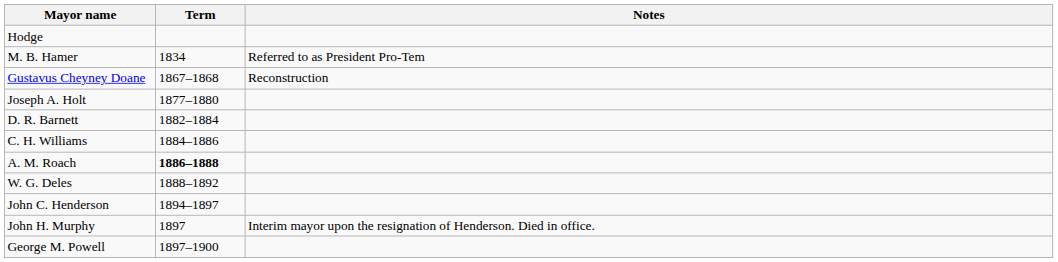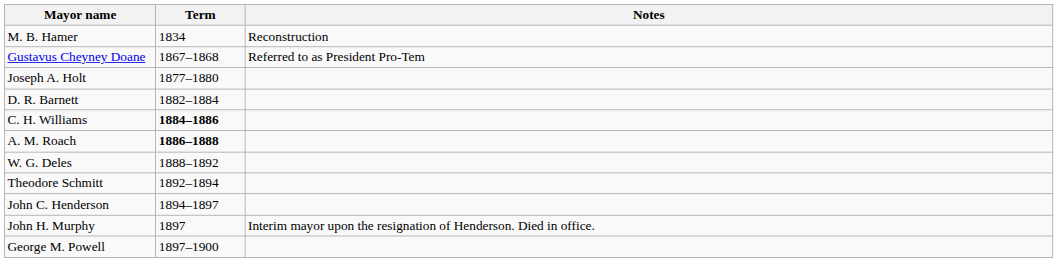- row: (25, 36)
(336, 57) Referred to as President Pro-Tem -> (288, 36) Reconstruction
(288, 78) Reconstruction -> (336, 57) Referred to as President Pro-Tem
(189, 141) normal -> (189, 120) bold
+ row: (55, 183)
